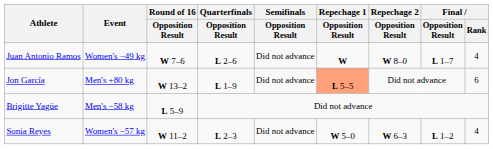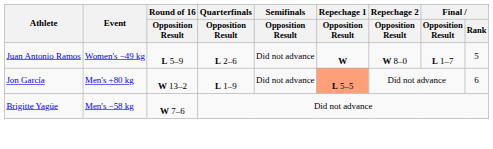(172, 61) W 7–6 -> (172, 61) L 5–9
(477, 56) 4 -> (477, 56) 5
(172, 111) L 5–9 -> (172, 111) W 7–6
- row: (29, 131)
